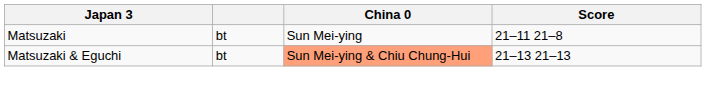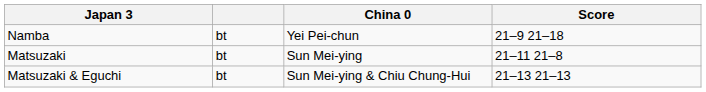+ row: (28, 35)
(378, 55) lightsalmon background -> (378, 76) no background
